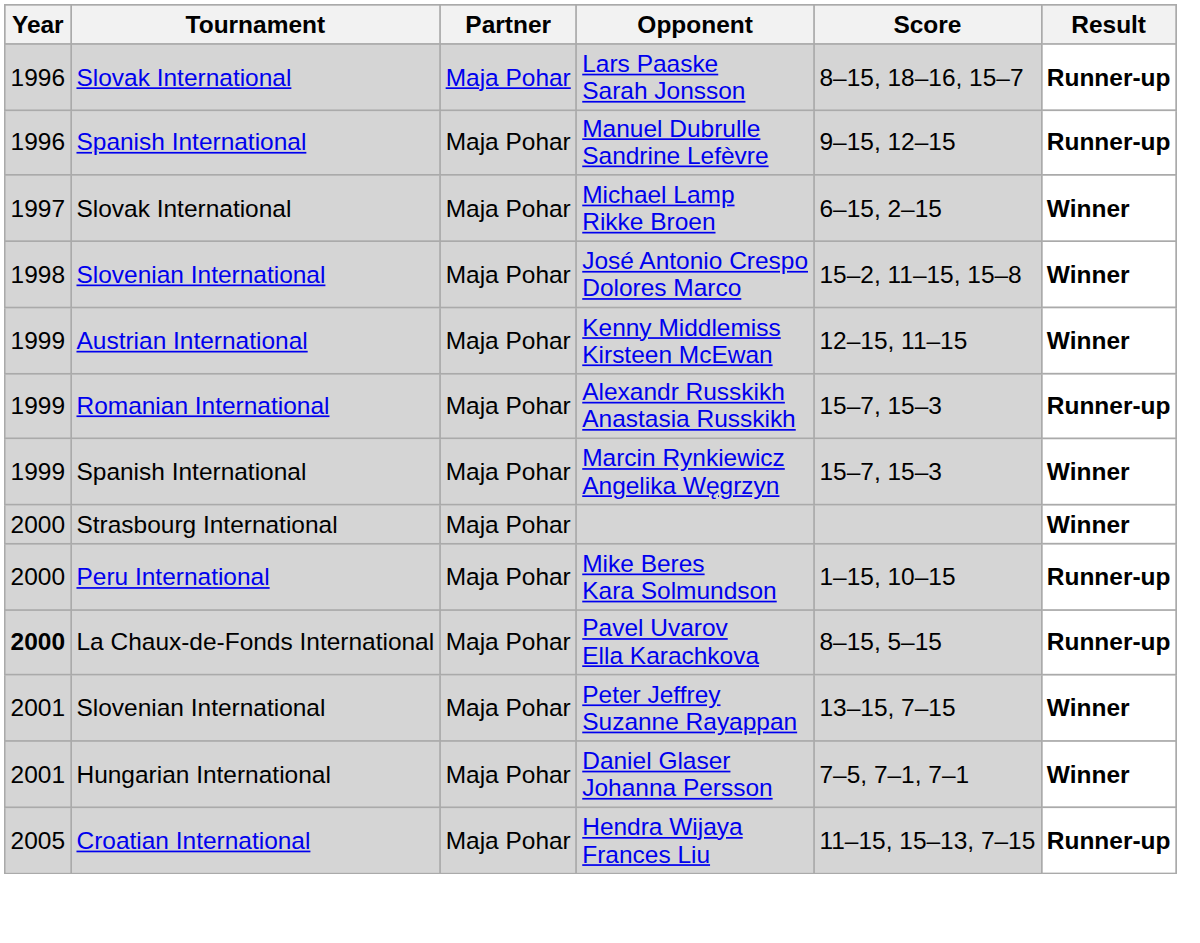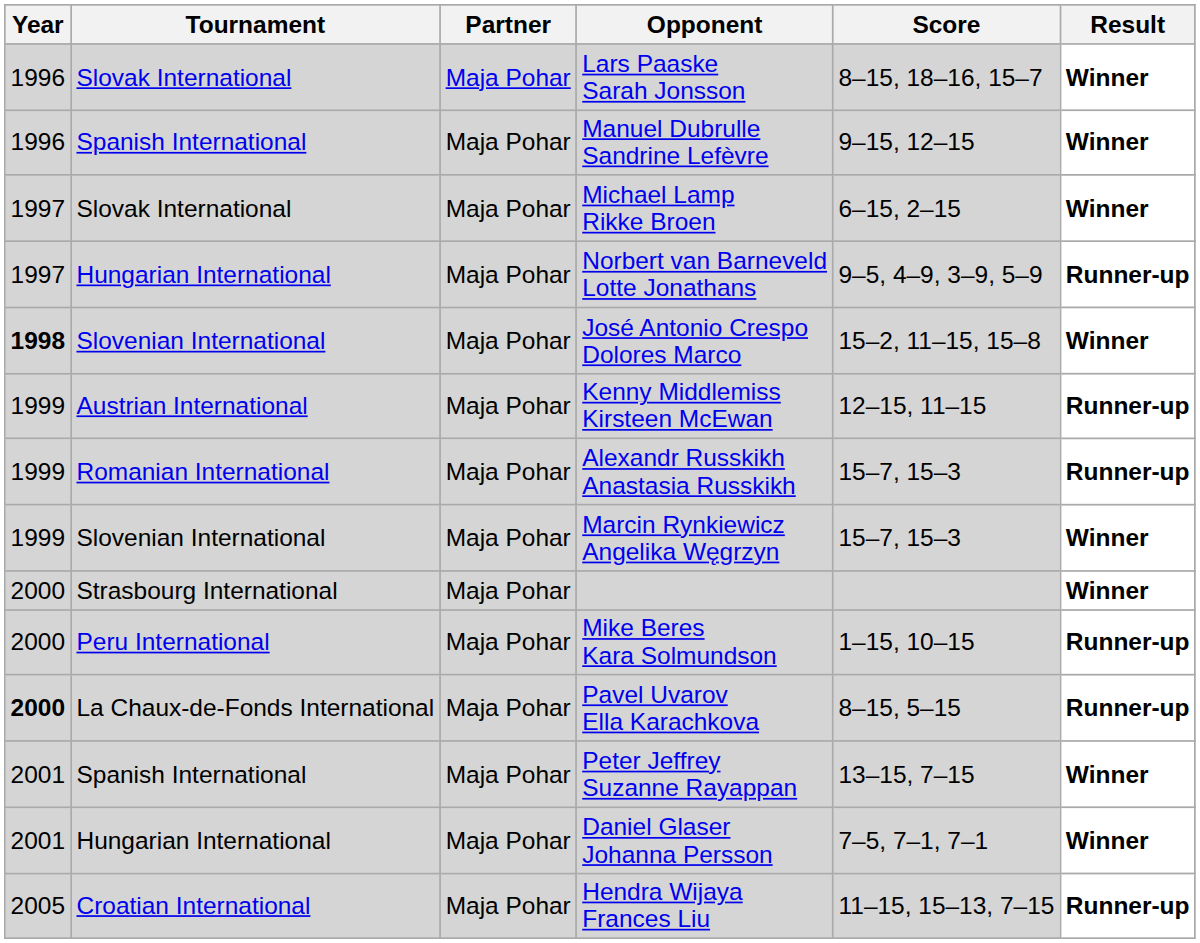(1109, 77) Runner-up -> (1107, 77) Winner
(1109, 143) Runner-up -> (1107, 143) Winner
+ row: (705, 274)
(38, 274) normal -> (38, 340) bold
(1088, 340) Winner -> (1128, 406) Runner-up
(191, 472) Spanish International -> (201, 538) Slovenian International
(201, 708) Slovenian International -> (191, 774) Spanish International
